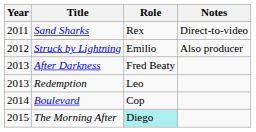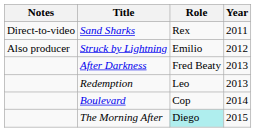columns swapped: (18, 13) <-> (214, 13)
